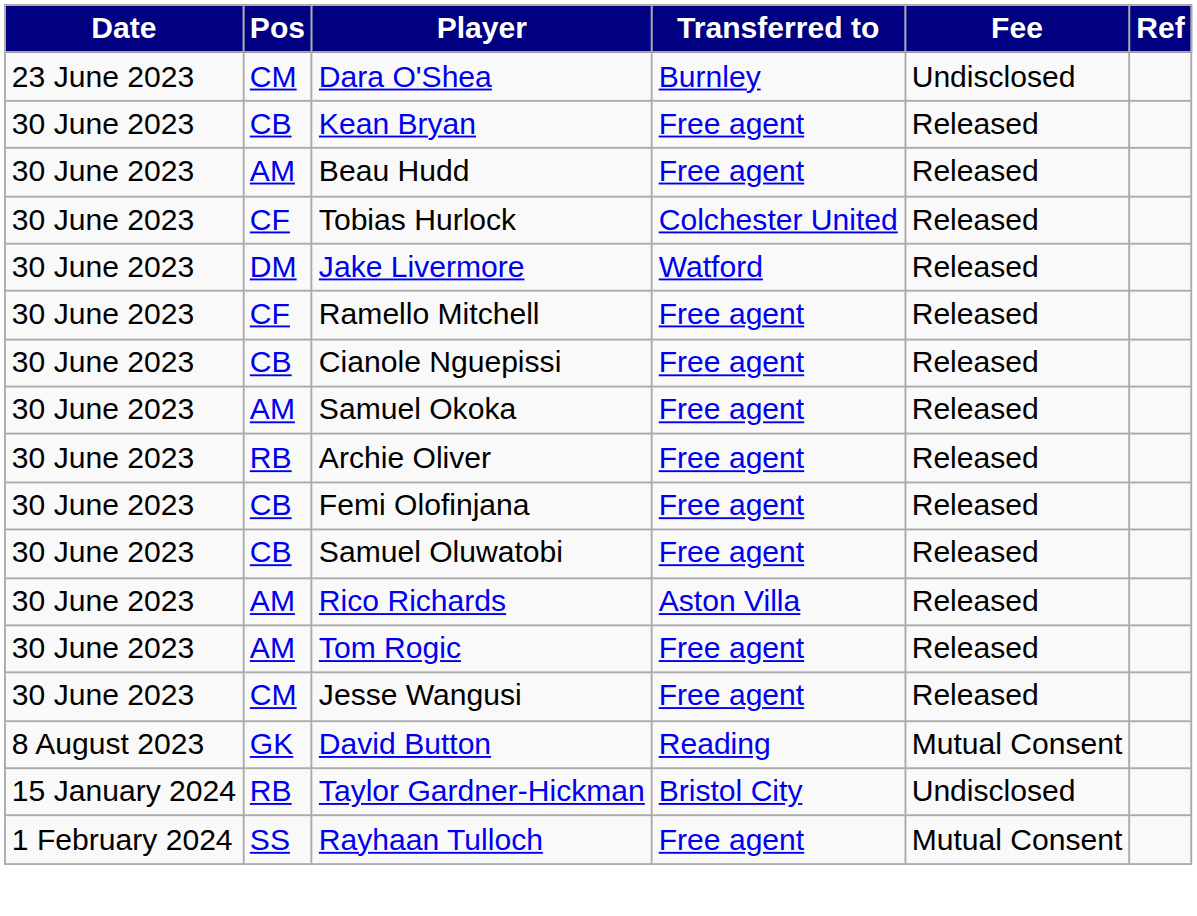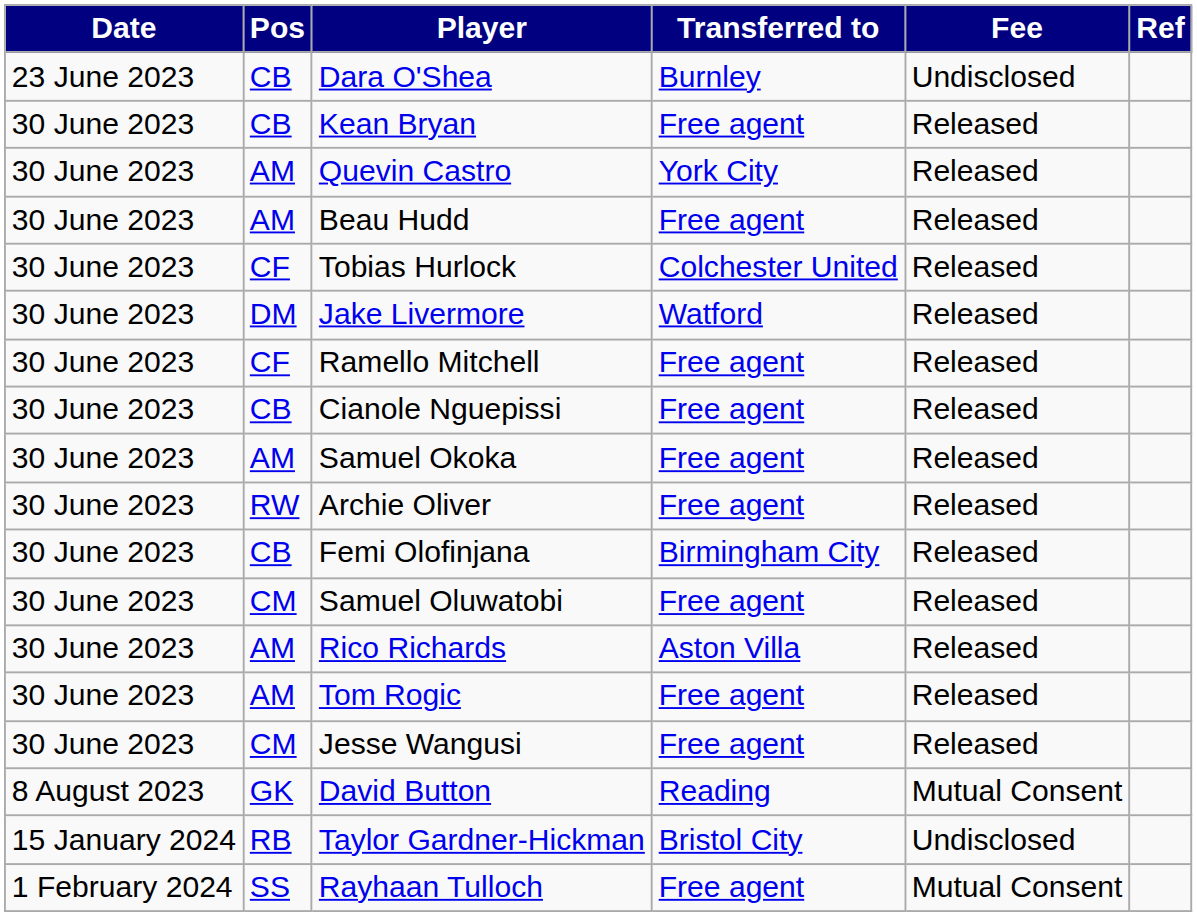(273, 76) CM -> (271, 76) CB
+ row: (415, 171)
(271, 457) RB -> (275, 505) RW
(731, 505) Free agent -> (769, 553) Birmingham City
(271, 553) CB -> (273, 600) CM
